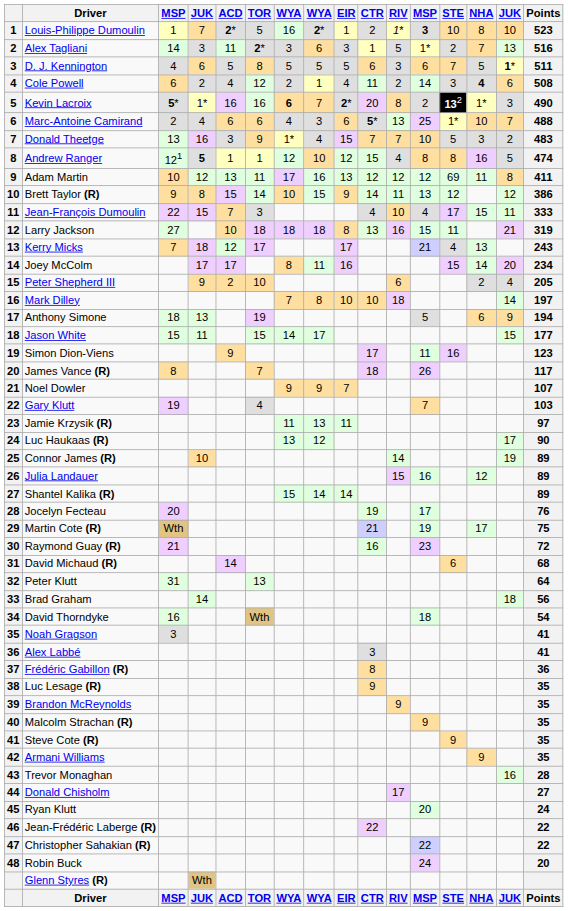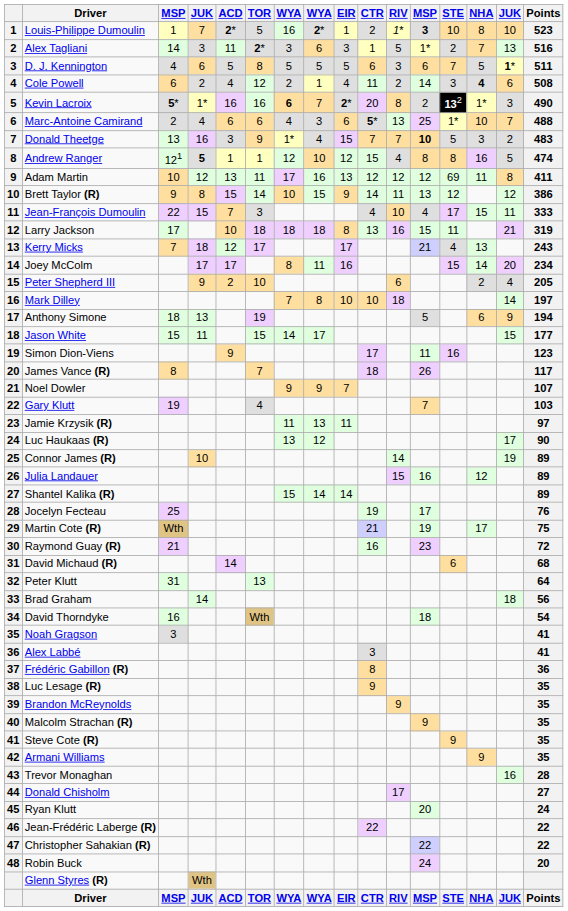(425, 139) normal -> (425, 139) bold
(173, 230) 27 -> (173, 230) 17
(173, 511) 20 -> (173, 511) 25
